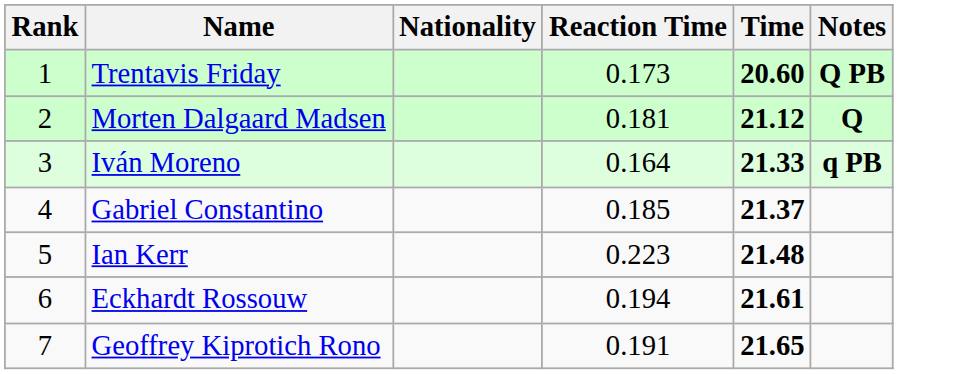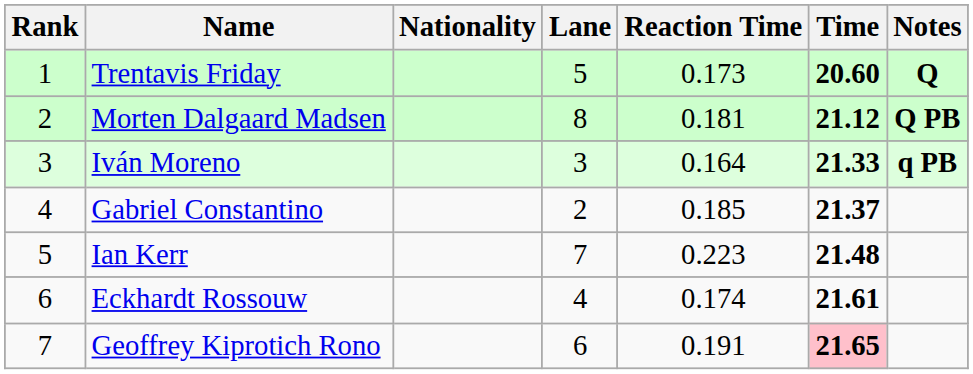+ column: (580, 27)
(852, 72) Q PB -> (927, 72) Q
(852, 118) Q -> (927, 118) Q PB
(638, 299) 0.194 -> (713, 299) 0.174
(772, 345) no background -> (848, 345) pink background
